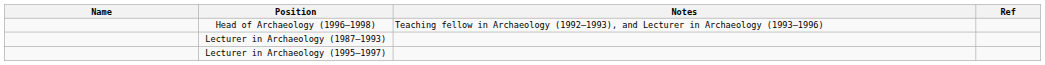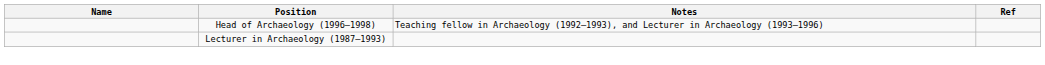- row: (296, 53)
